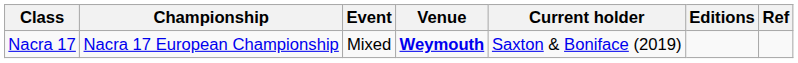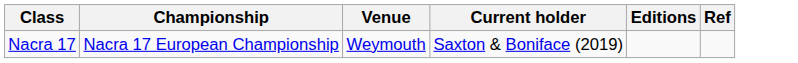- column: (369, 17)
(442, 44) bold -> (386, 44) normal
